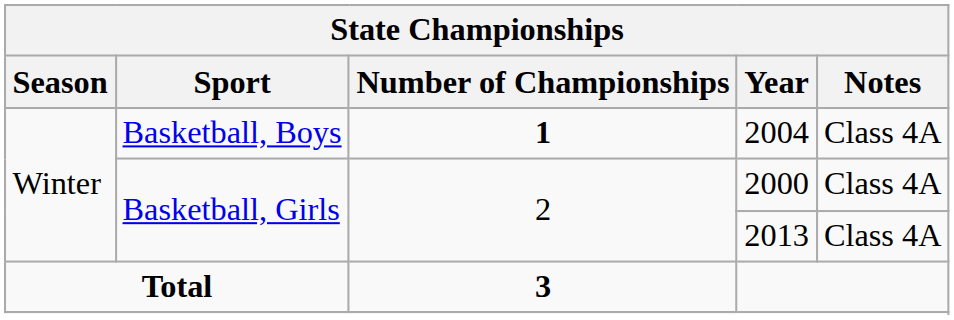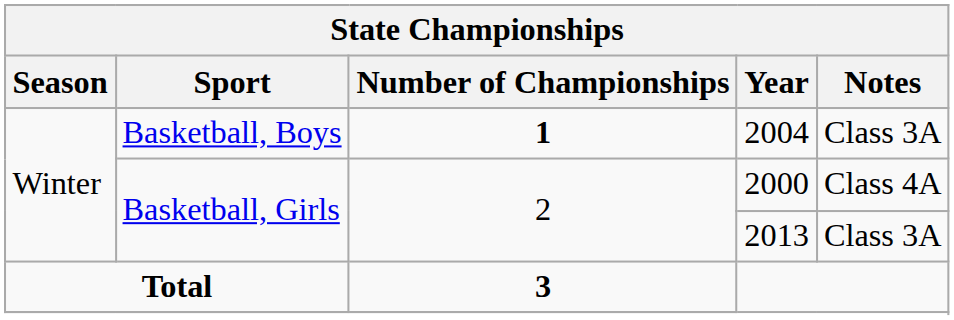(883, 132) Class 4A -> (883, 132) Class 3A
(883, 235) Class 4A -> (883, 235) Class 3A
